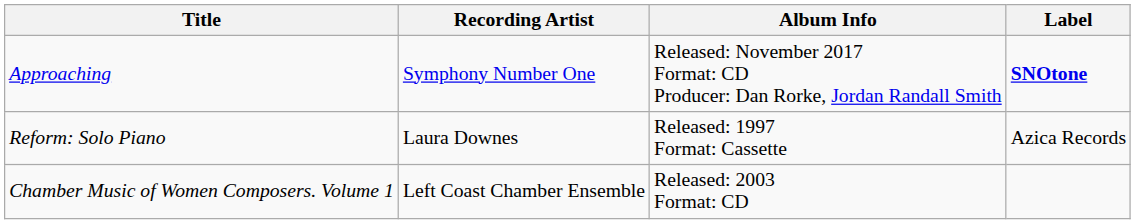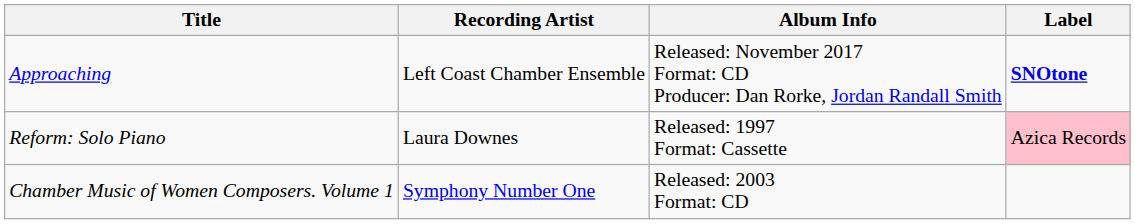(499, 73) Symphony Number One -> (524, 73) Left Coast Chamber Ensemble
(1068, 137) no background -> (1068, 137) pink background
(524, 191) Left Coast Chamber Ensemble -> (499, 191) Symphony Number One
